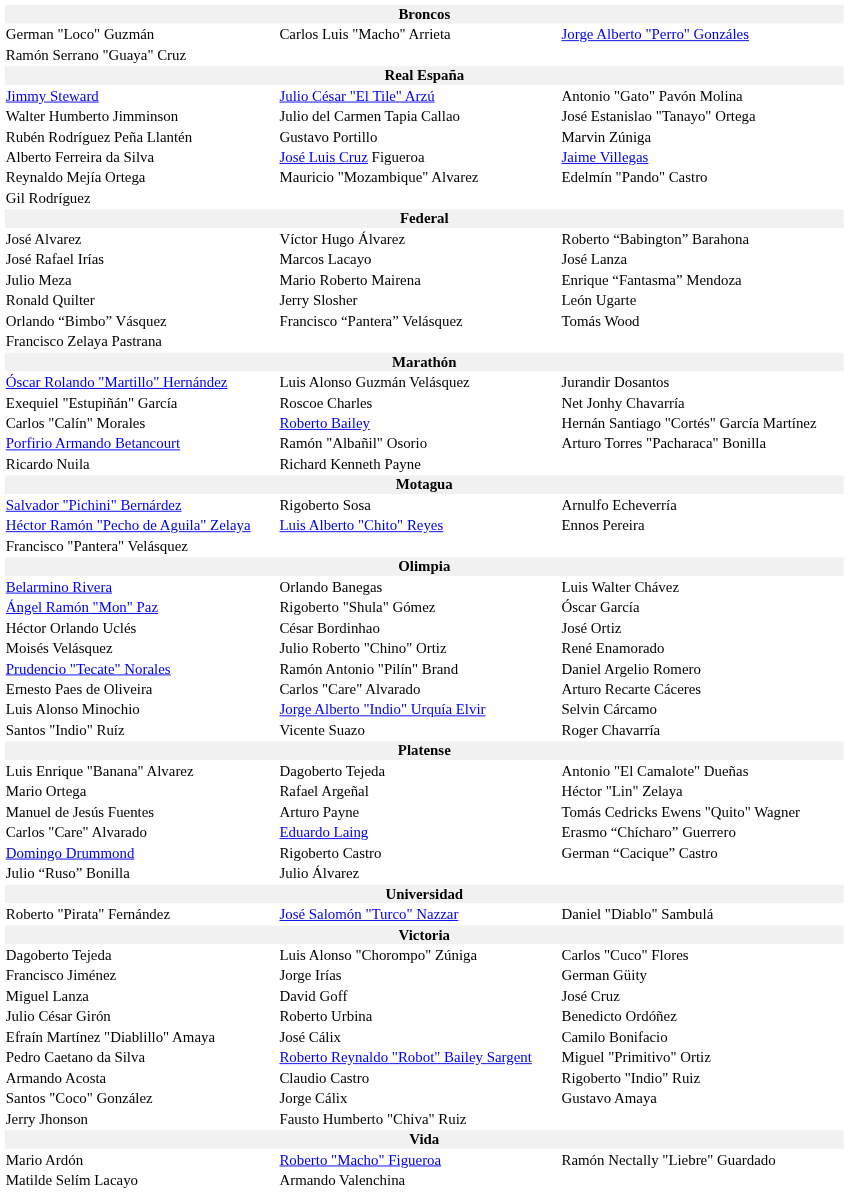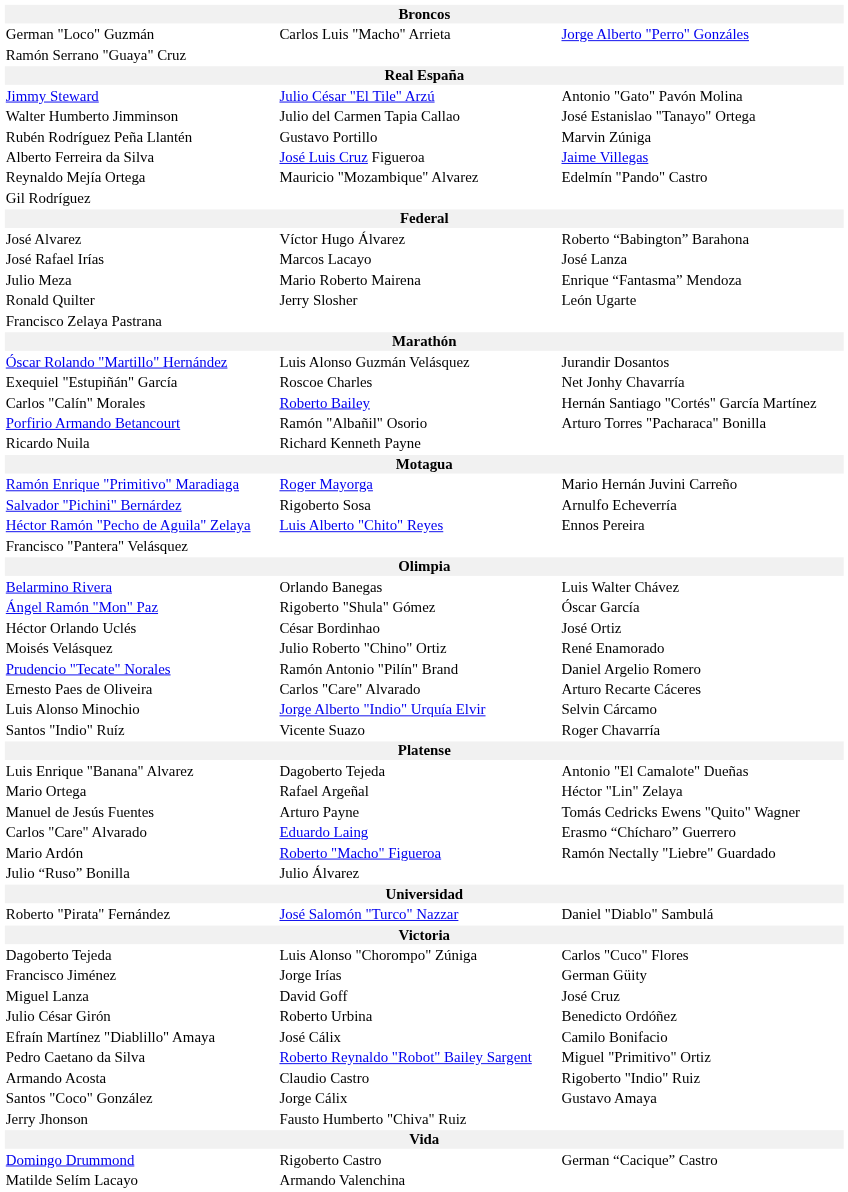- row: (86, 321)
+ row: (122, 484)
rows swapped: (70, 853) <-> (44, 1159)
